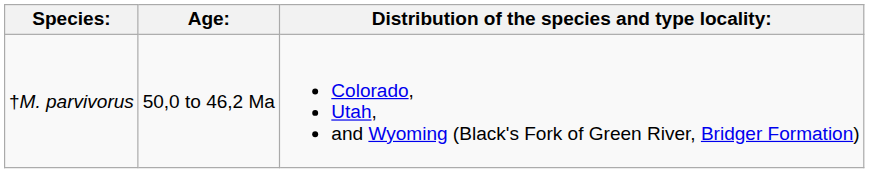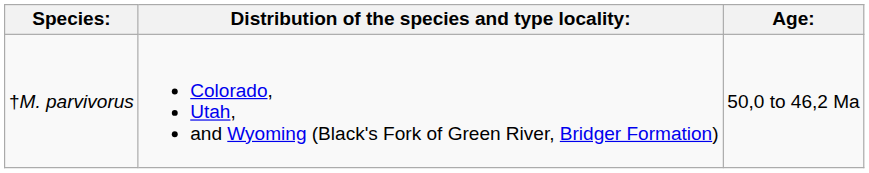columns swapped: (572, 19) <-> (209, 19)
